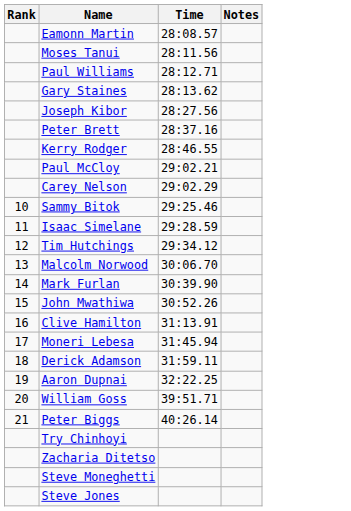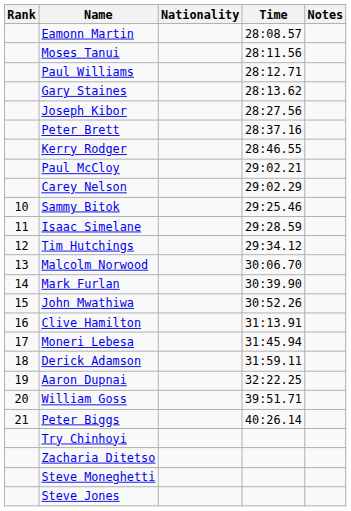+ column: (200, 14)
